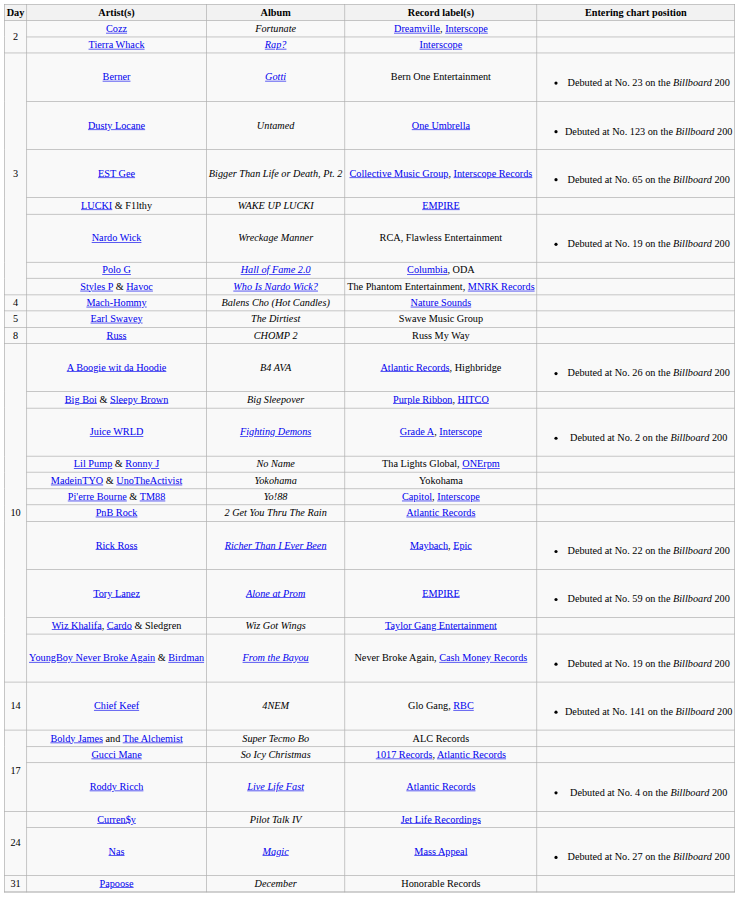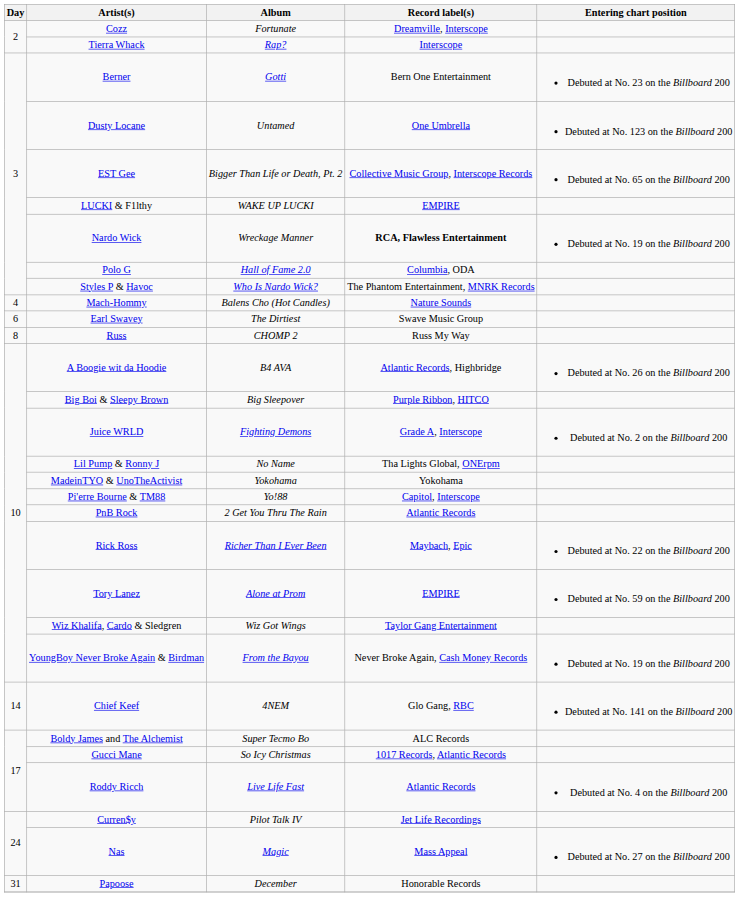(441, 238) normal -> (441, 238) bold
(15, 319) 5 -> (15, 319) 6
